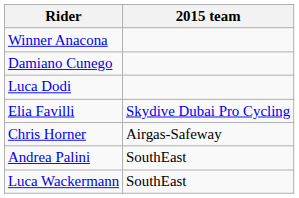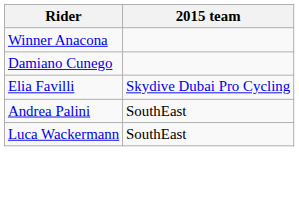- row: (40, 87)
- row: (47, 134)
